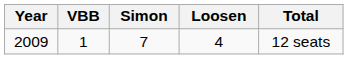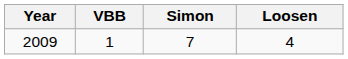- column: (301, 16)
